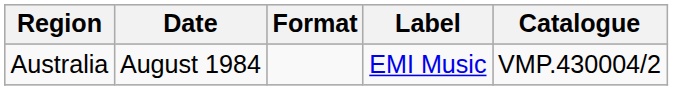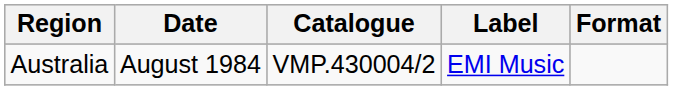columns swapped: (315, 24) <-> (580, 24)
